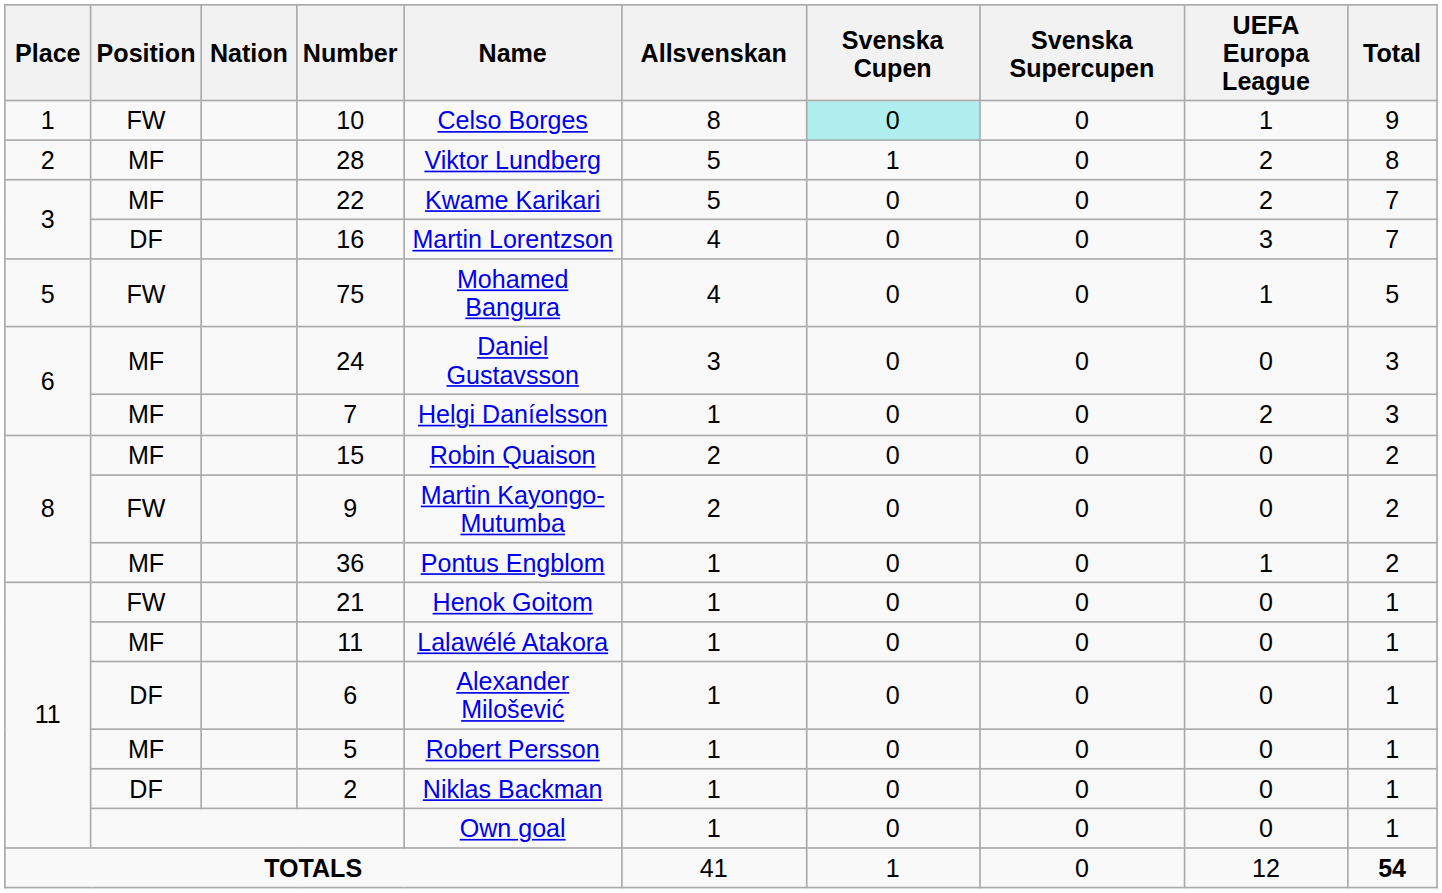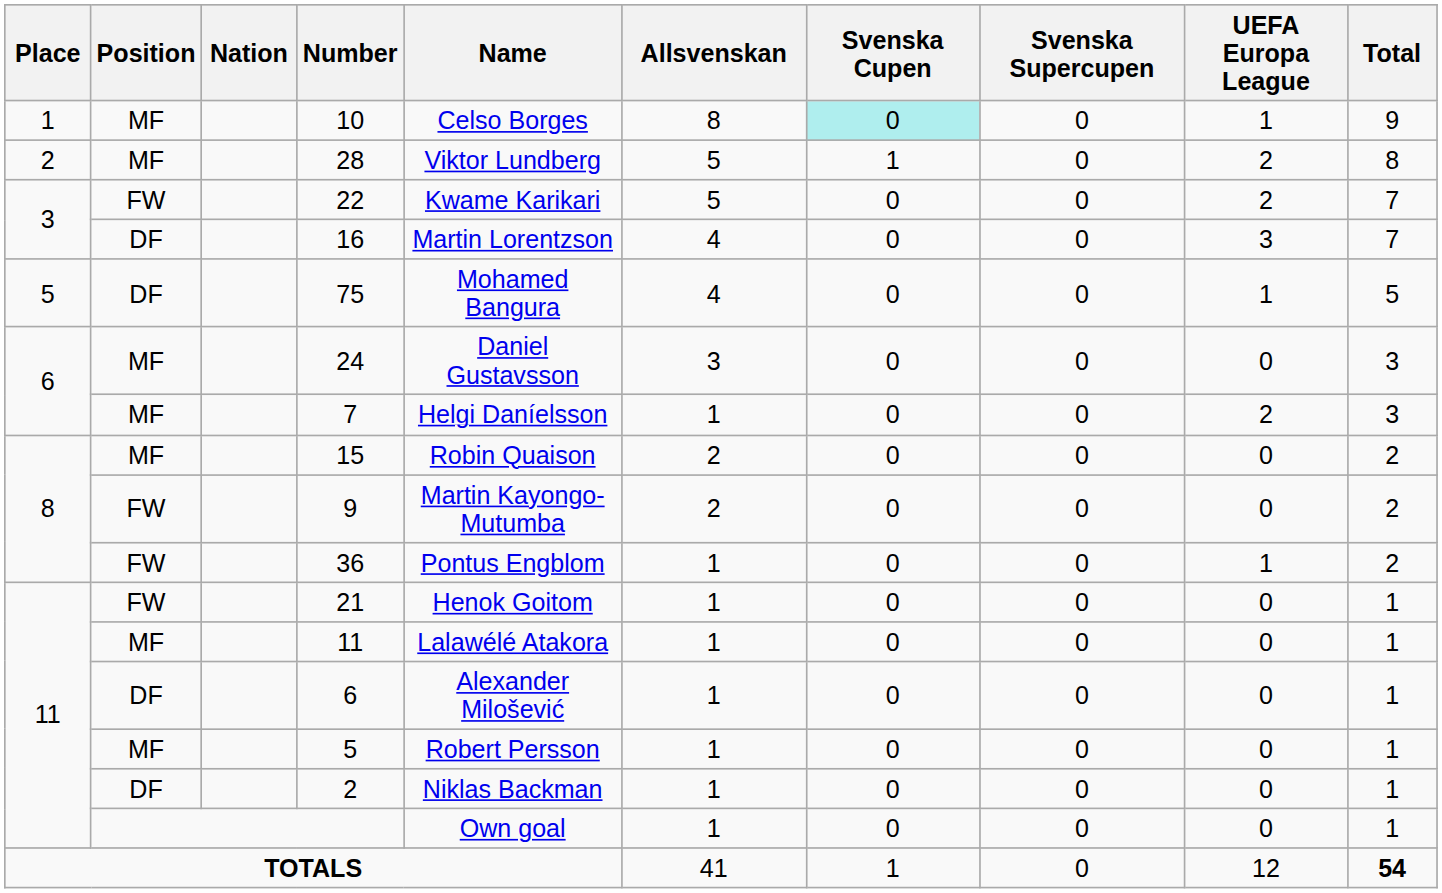(146, 121) FW -> (146, 121) MF
(146, 200) MF -> (146, 200) FW
(146, 294) FW -> (146, 294) DF
(146, 562) MF -> (146, 562) FW
